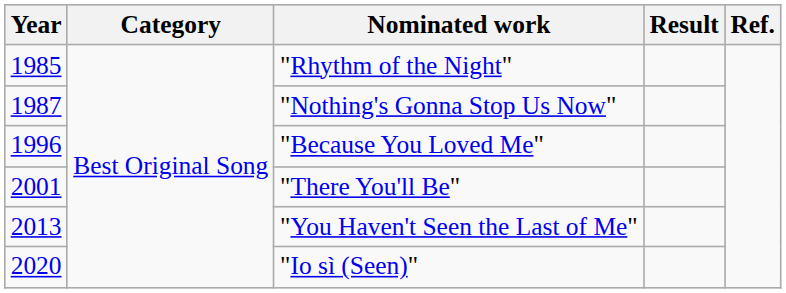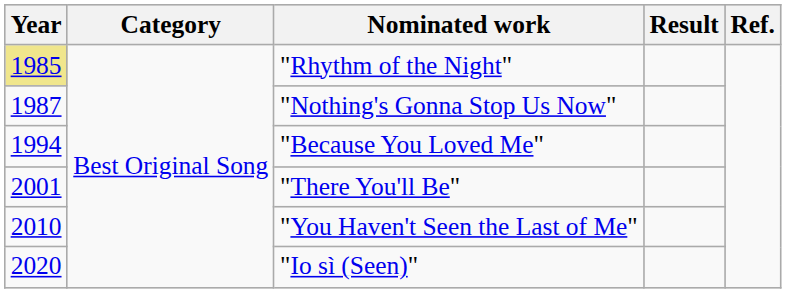(36, 65) no background -> (36, 65) khaki background
(36, 145) 1996 -> (36, 145) 1994
(36, 226) 2013 -> (36, 226) 2010
